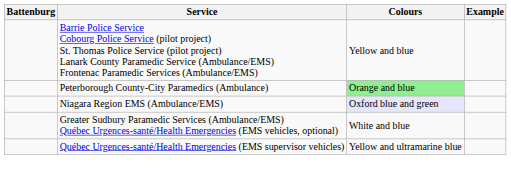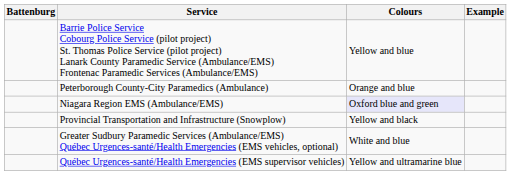(382, 88) lightgreen background -> (382, 88) no background
+ row: (173, 119)
